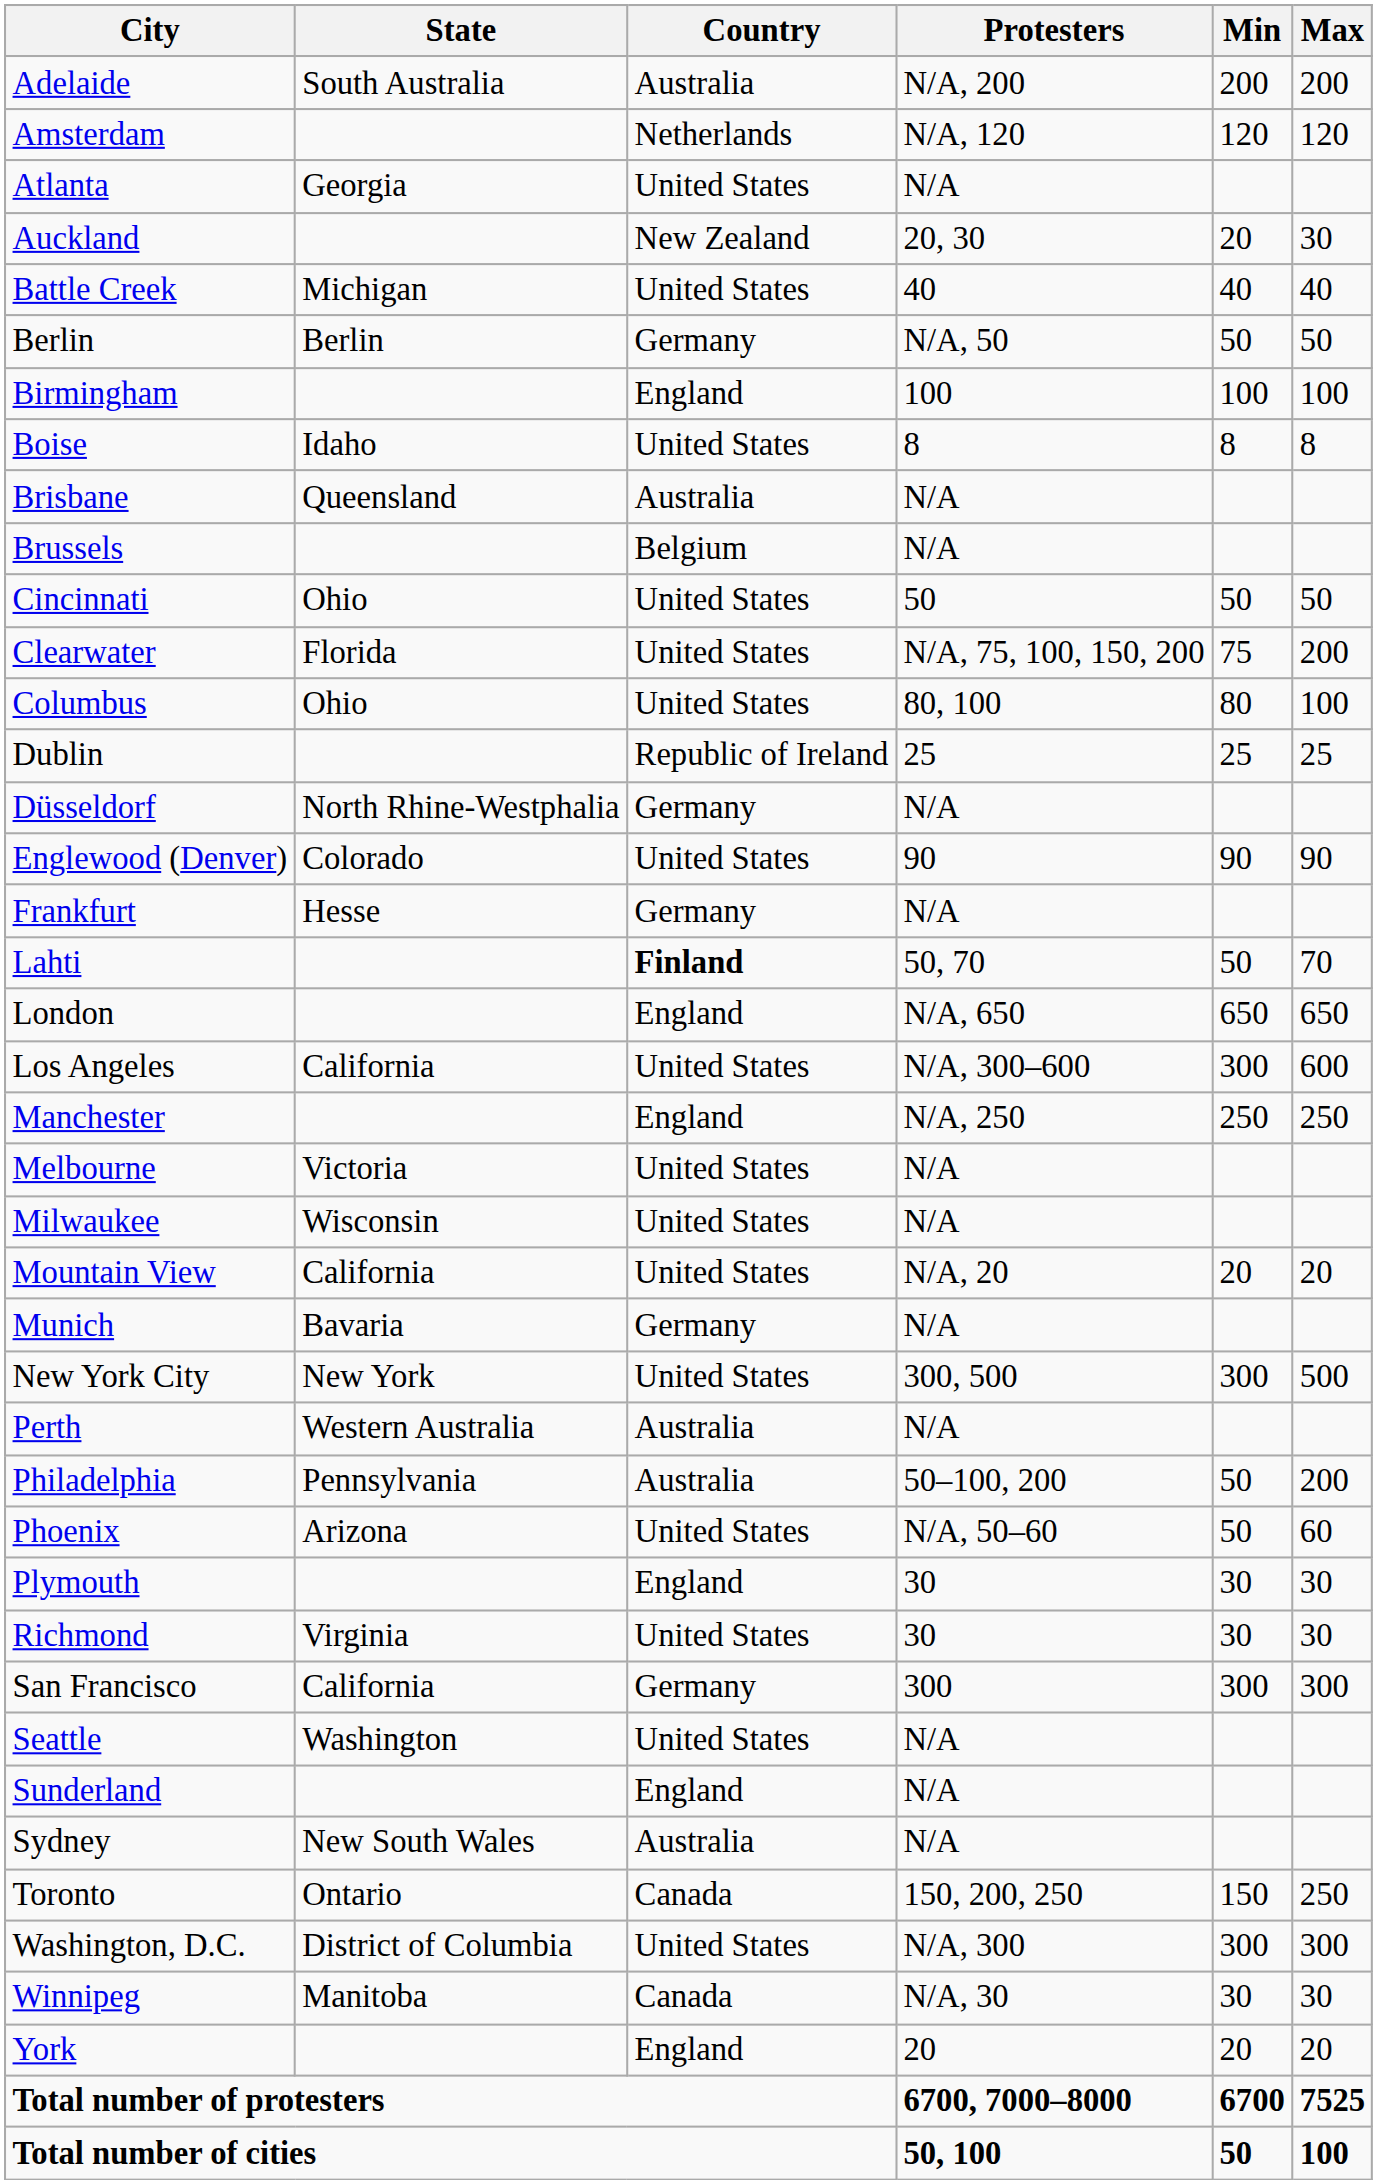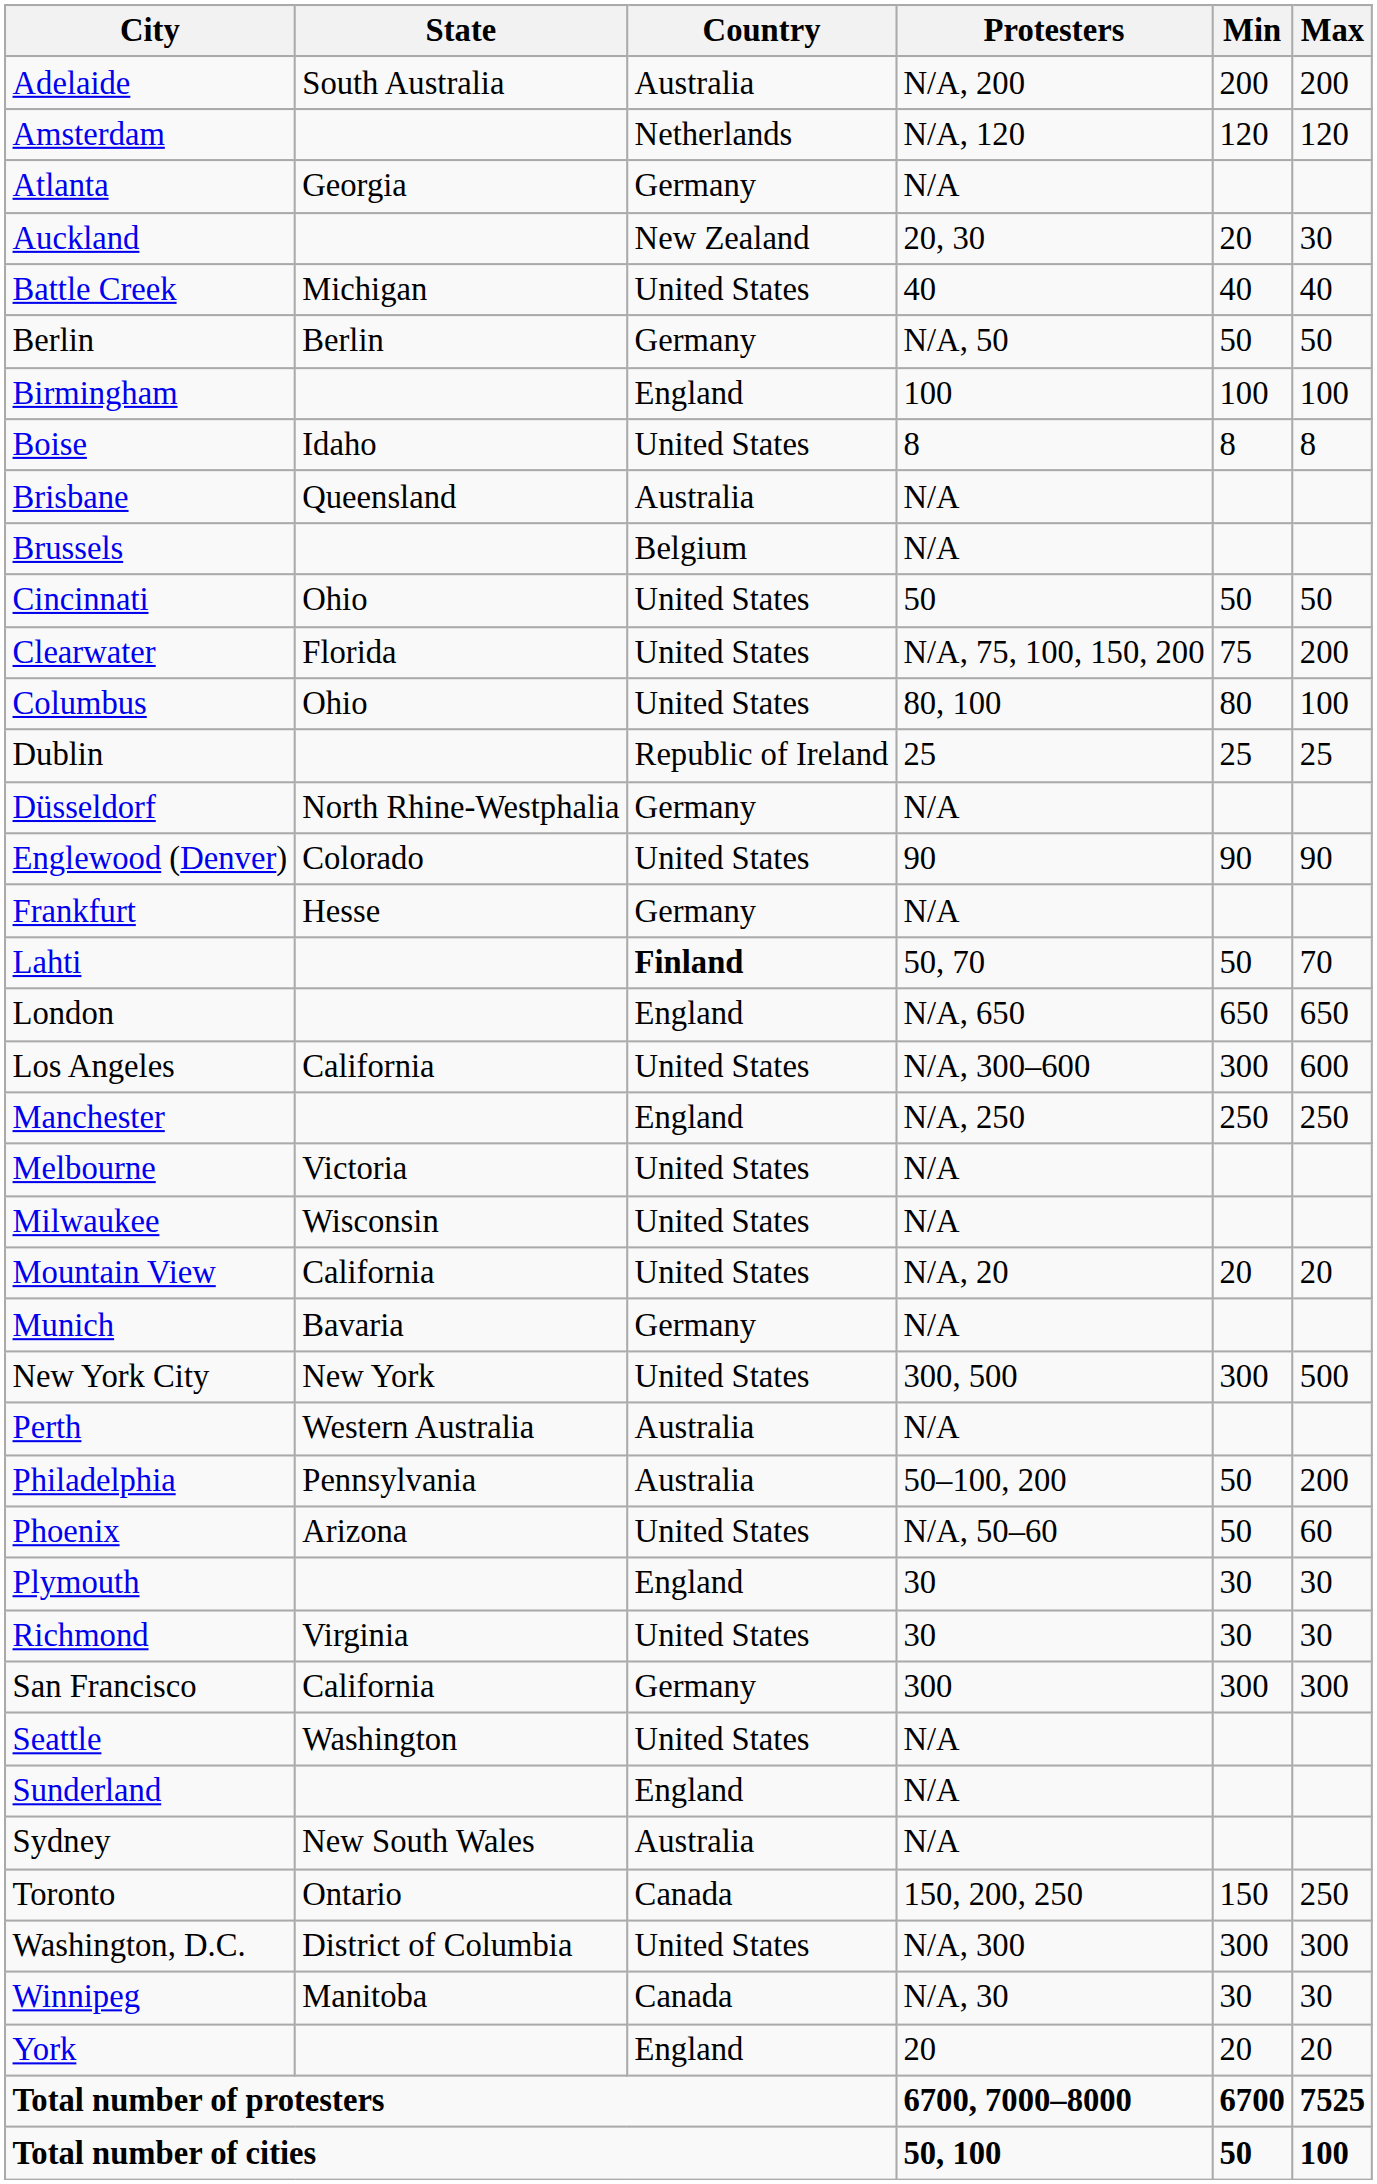(722, 185) United States -> (695, 185) Germany
